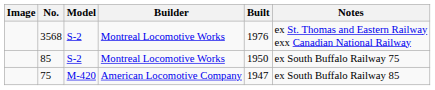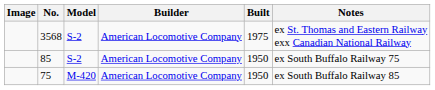(163, 36) Montreal Locomotive Works -> (171, 36) American Locomotive Company
(258, 36) 1976 -> (258, 36) 1975
(163, 59) Montreal Locomotive Works -> (171, 59) American Locomotive Company
(258, 76) 1947 -> (258, 76) 1950
